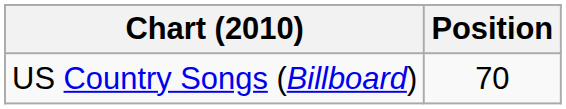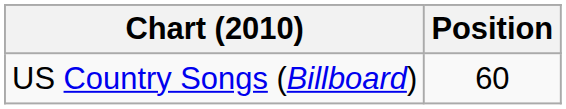(492, 77) 70 -> (492, 77) 60
